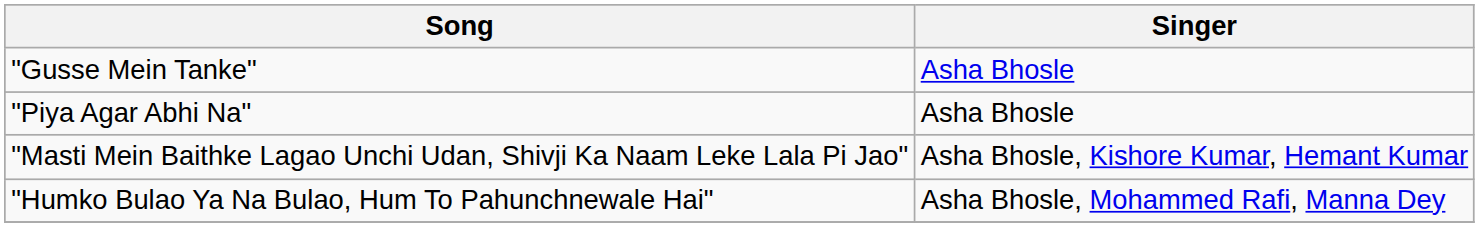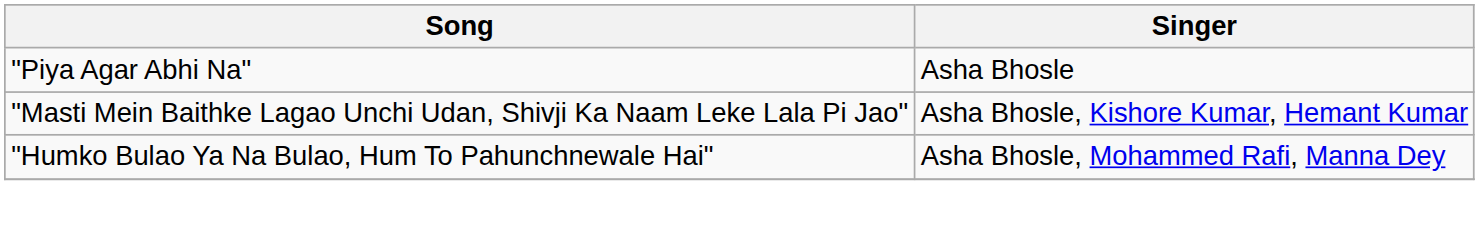- row: (134, 69)
